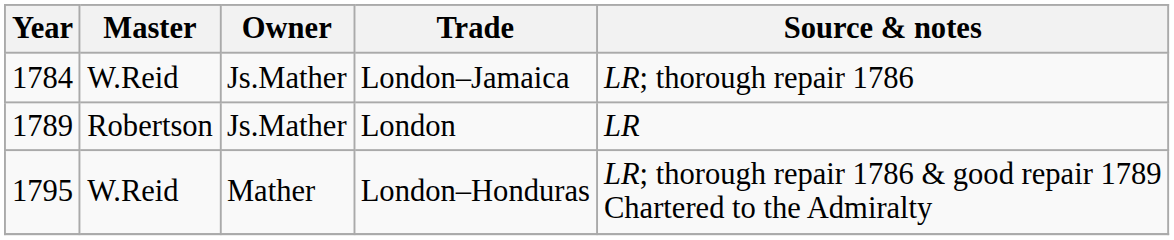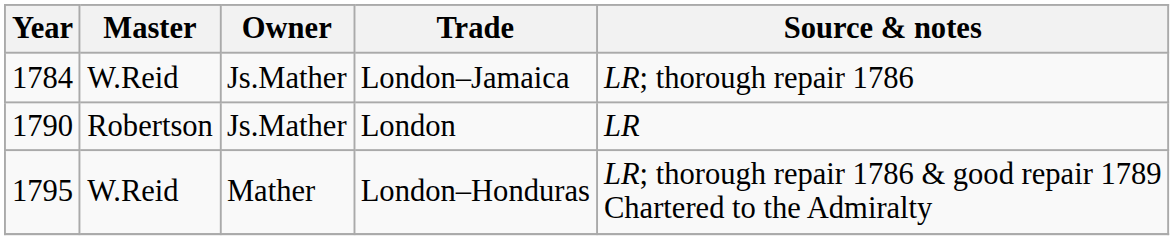(43, 125) 1789 -> (43, 125) 1790
